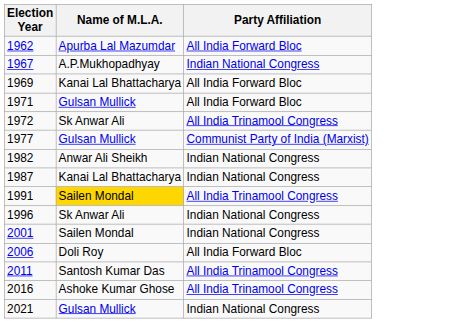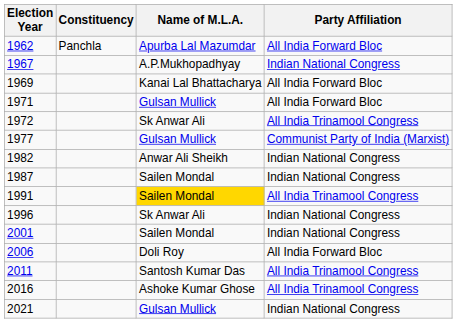+ column: (96, 20)
(120, 177) Kanai Lal Bhattacharya -> (177, 177) Sailen Mondal
